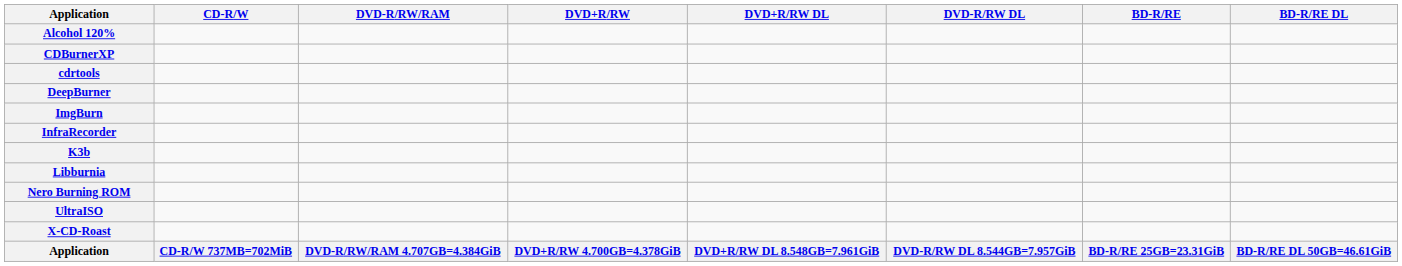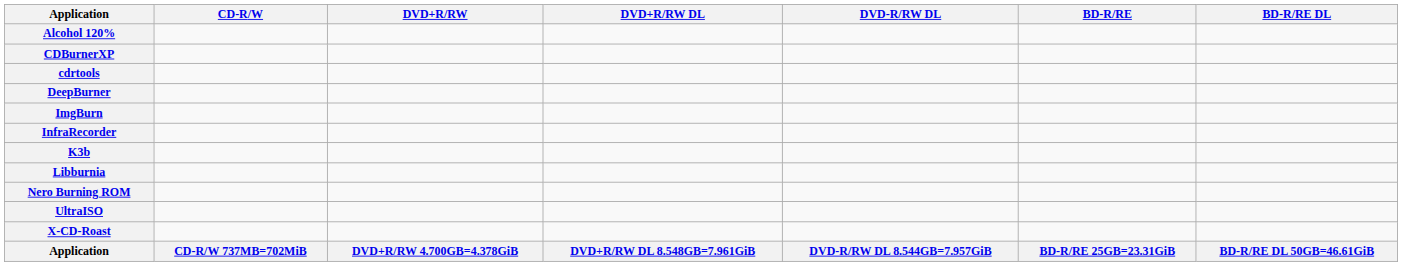- column: (403, 13)
